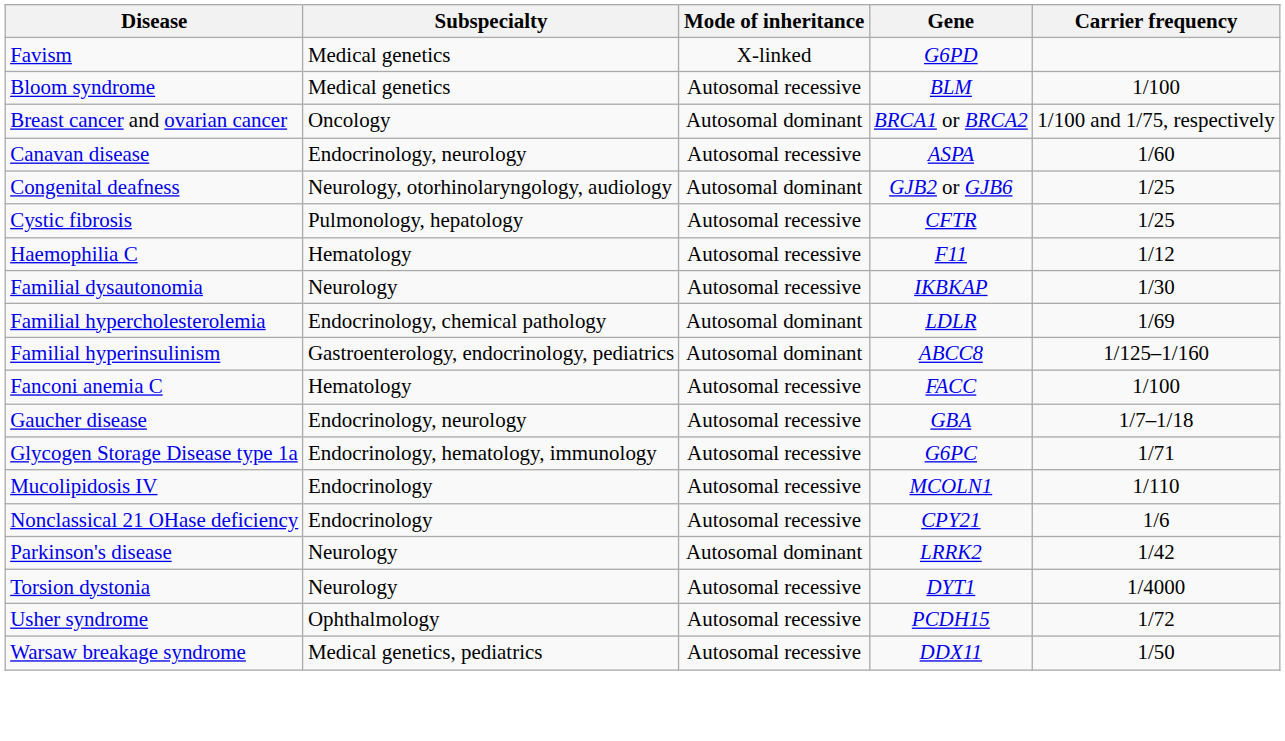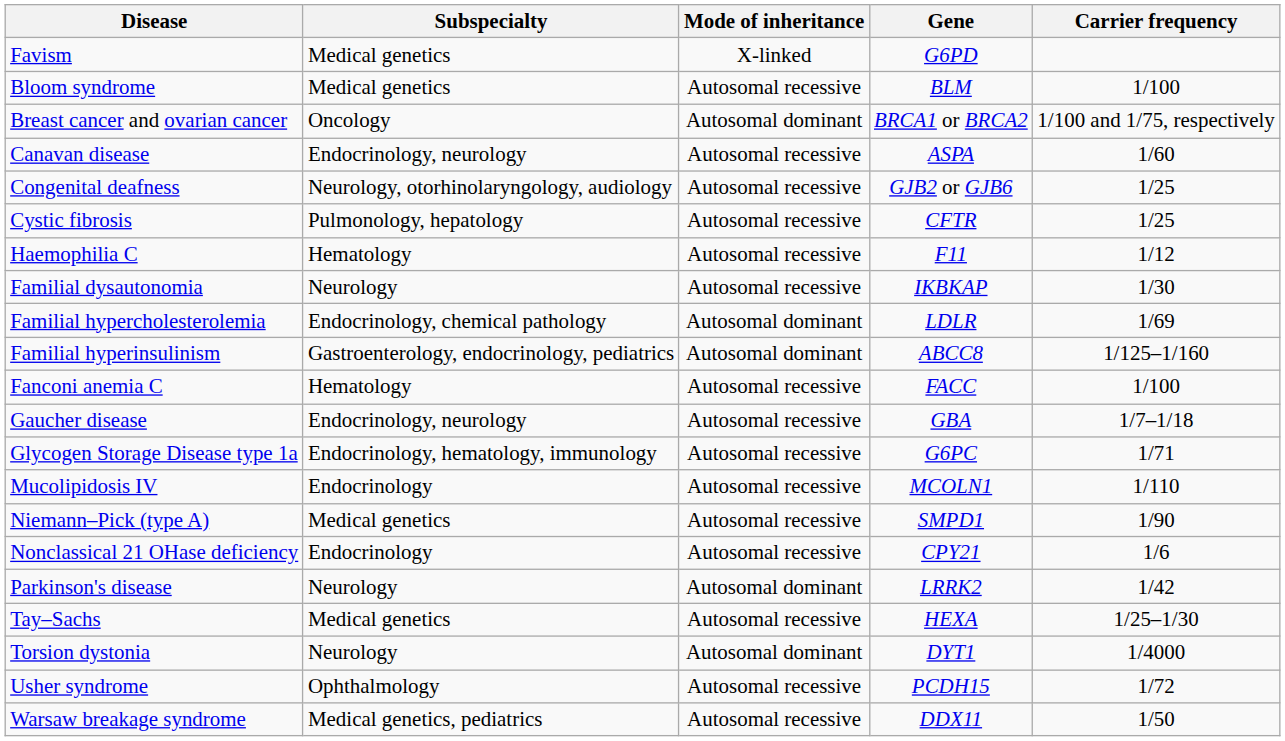(774, 187) Autosomal dominant -> (774, 187) Autosomal recessive
+ row: (110, 519)
+ row: (55, 619)
(774, 586) Autosomal recessive -> (774, 652) Autosomal dominant
